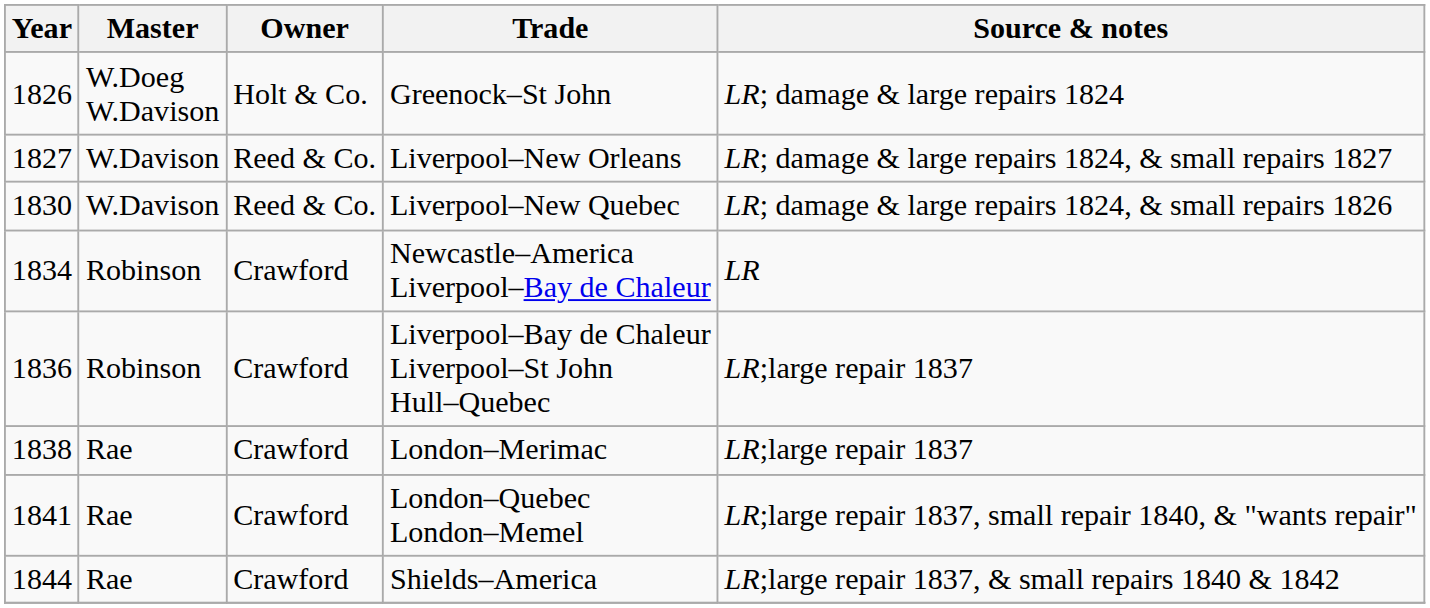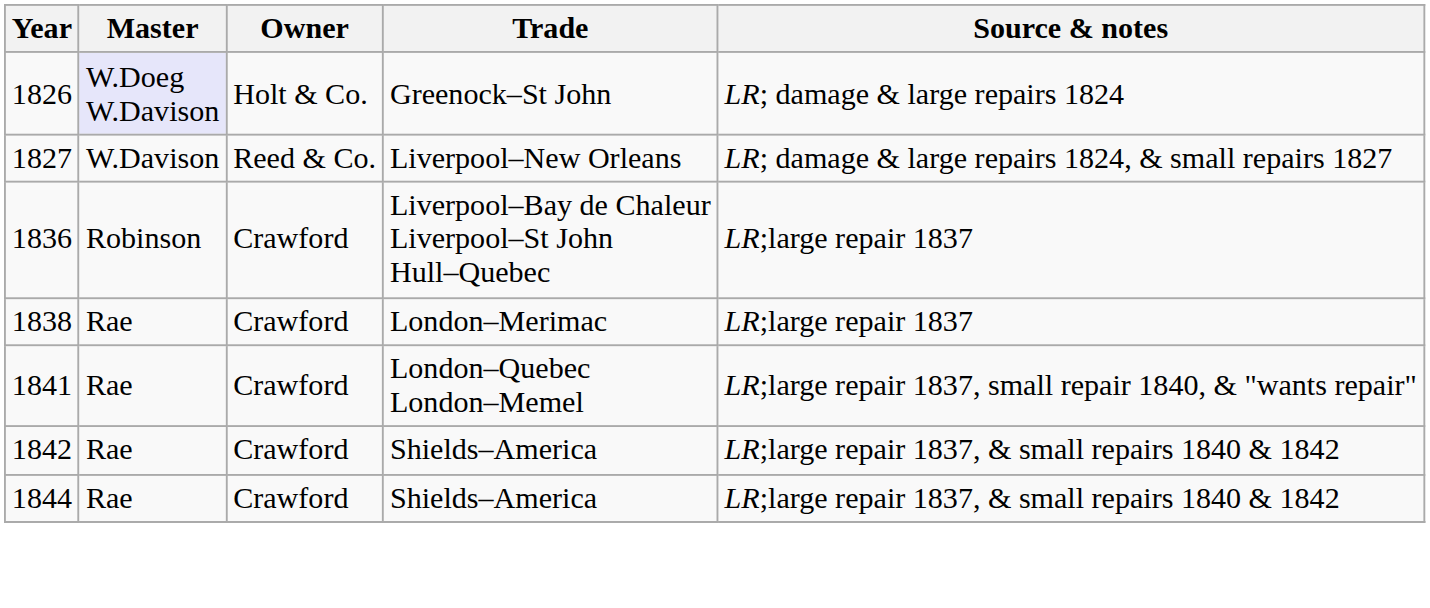(153, 92) no background -> (153, 92) lavender background
- row: (42, 205)
- row: (42, 269)
+ row: (42, 449)
